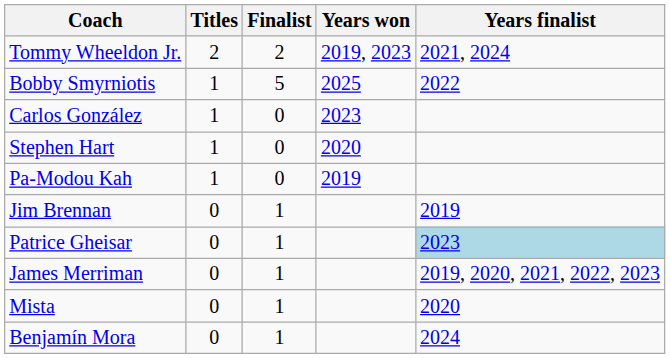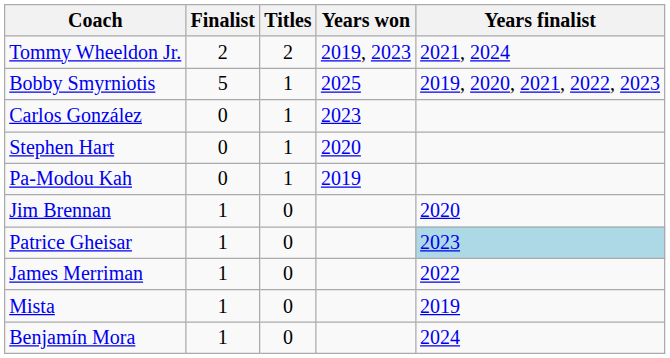columns swapped: (214, 20) <-> (279, 20)
(440, 83) 2022 -> (540, 83) 2019, 2020, 2021, 2022, 2023
(440, 210) 2019 -> (440, 210) 2020
(540, 274) 2019, 2020, 2021, 2022, 2023 -> (440, 274) 2022
(440, 305) 2020 -> (440, 305) 2019
